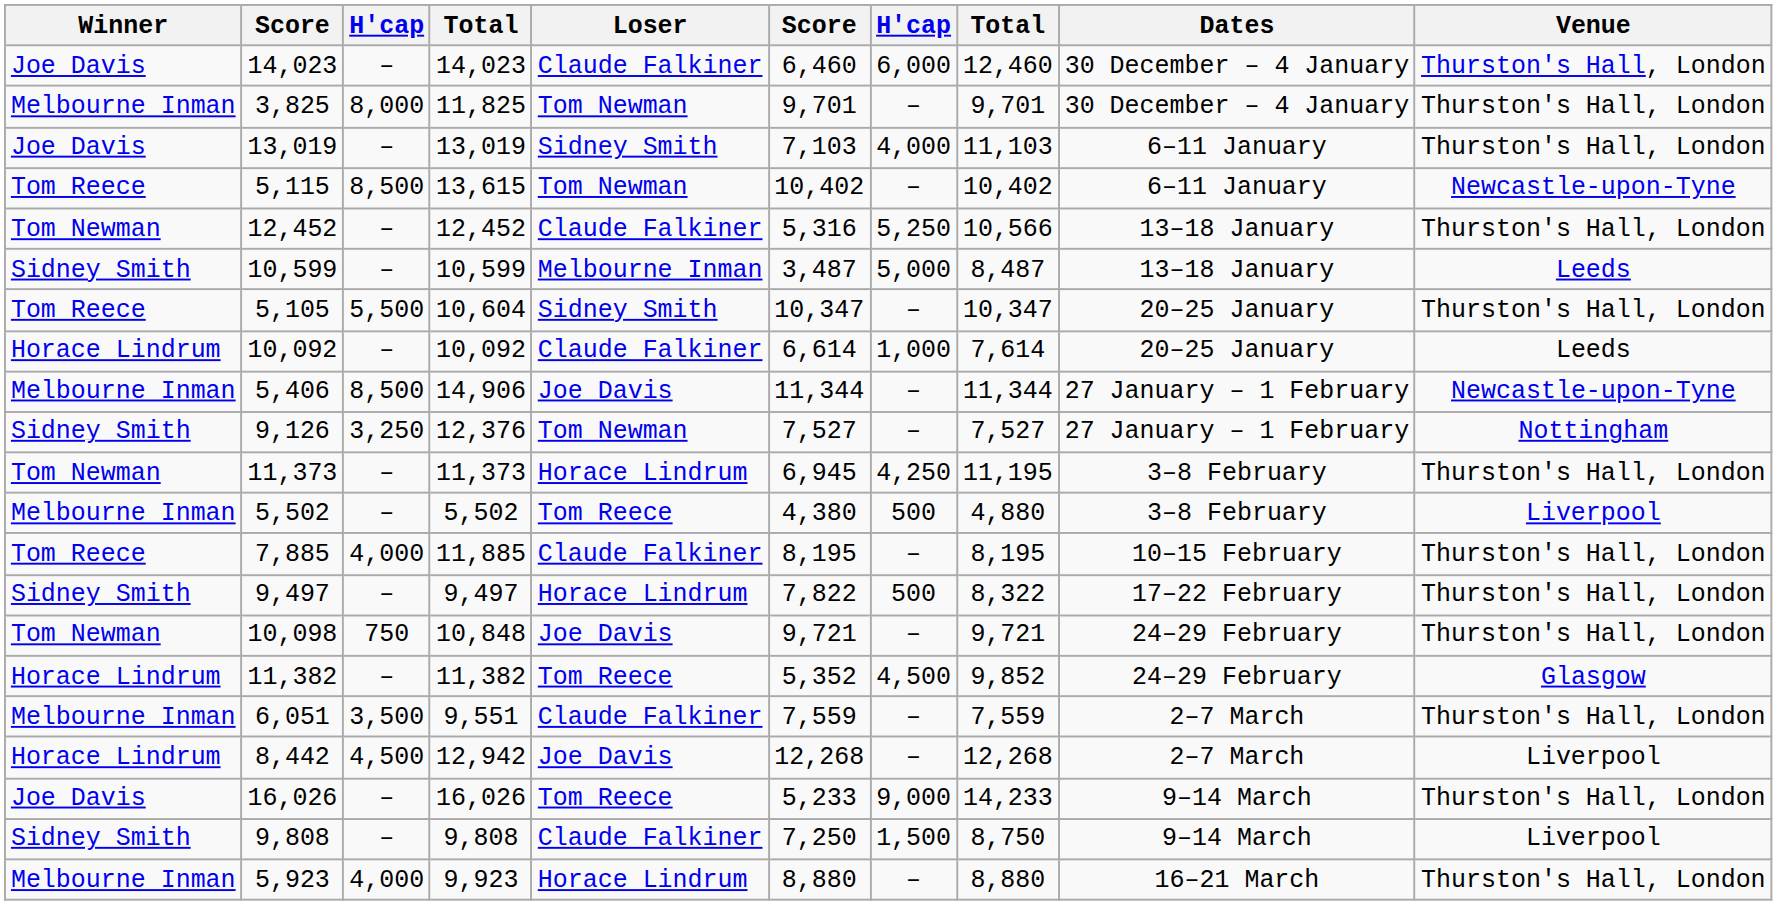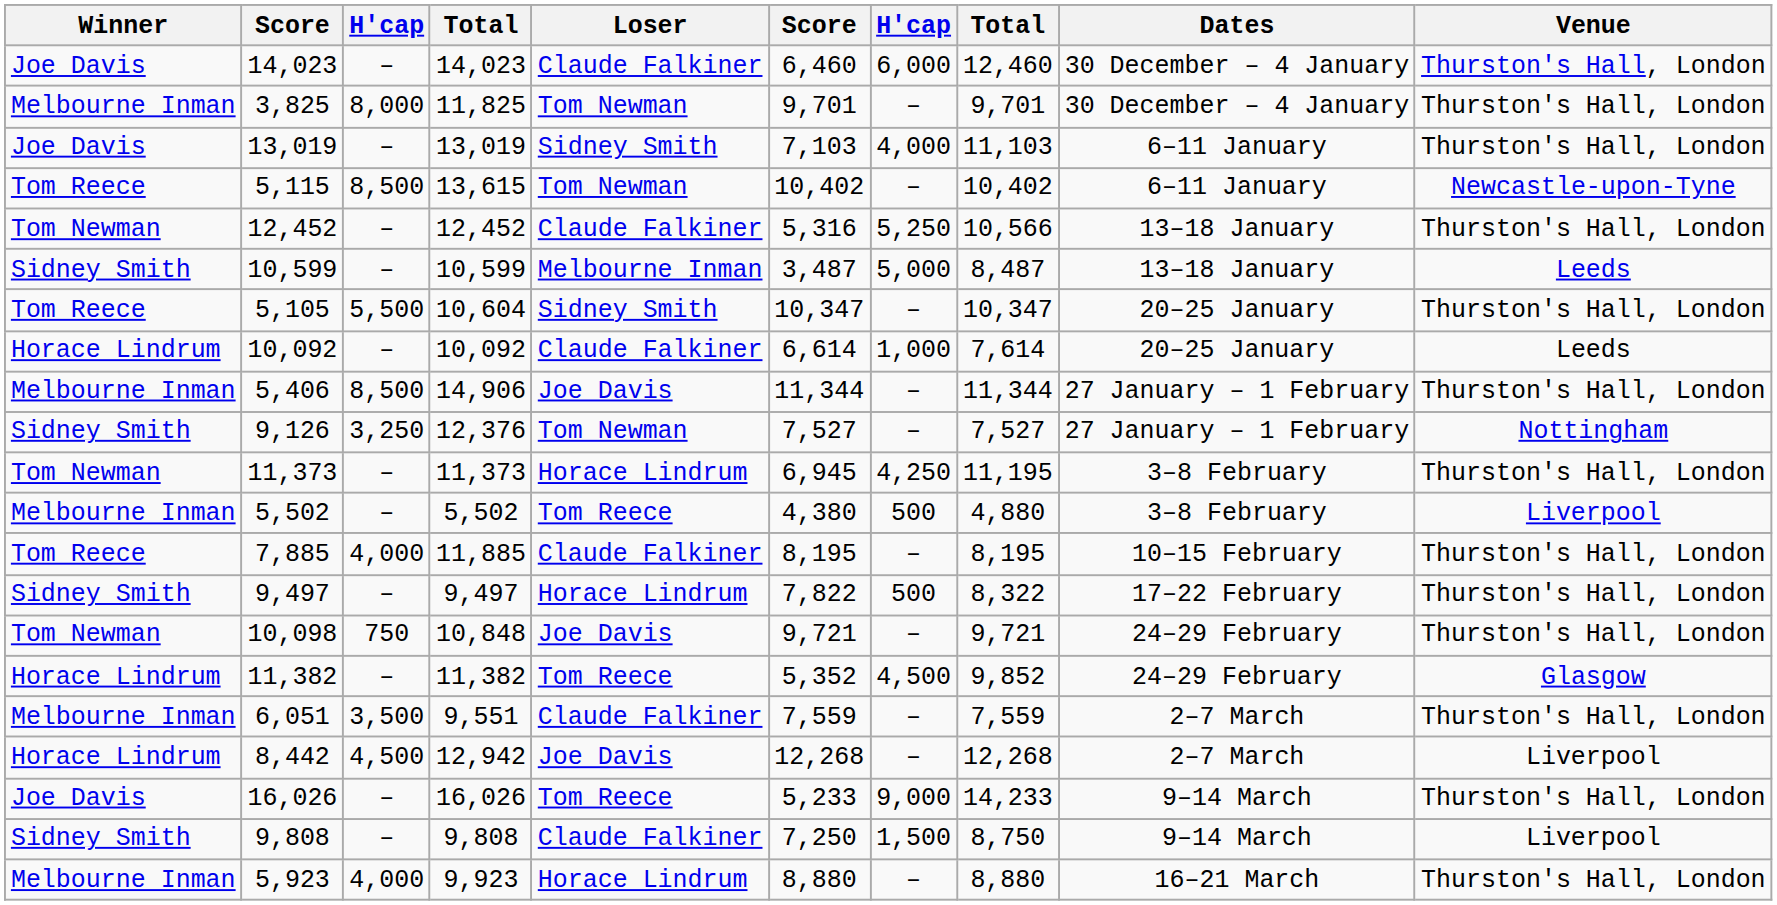(1593, 391) Newcastle-upon-Tyne -> (1593, 391) Thurston's Hall, London
